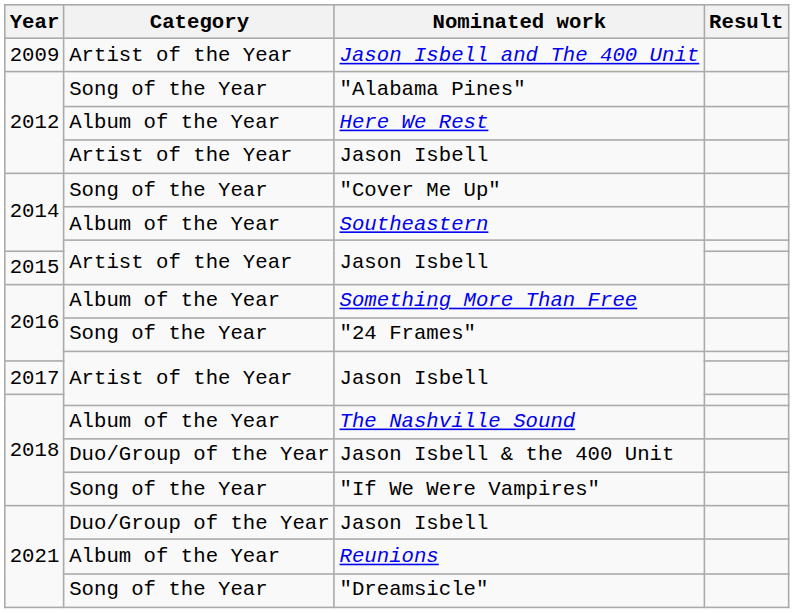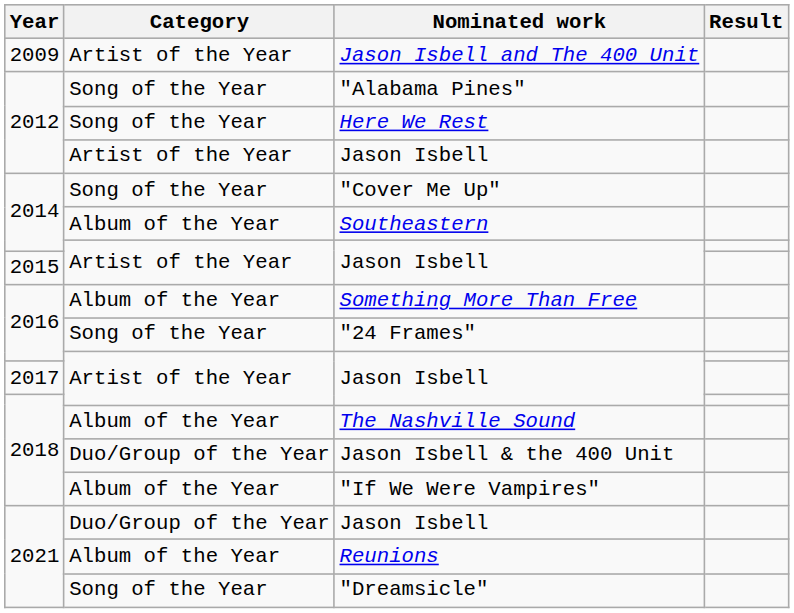(175, 123) Album of the Year -> (168, 123) Song of the Year
(168, 489) Song of the Year -> (175, 489) Album of the Year
